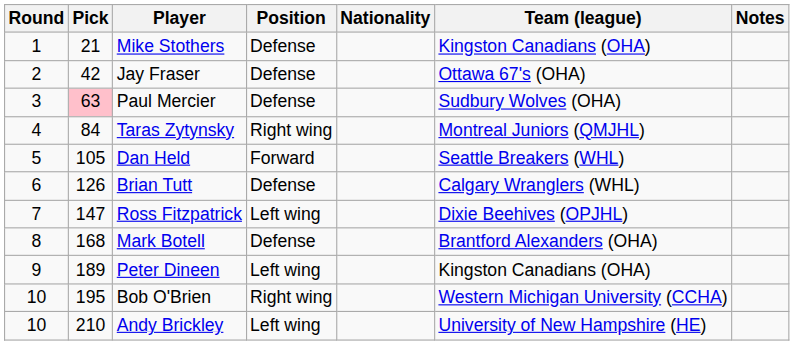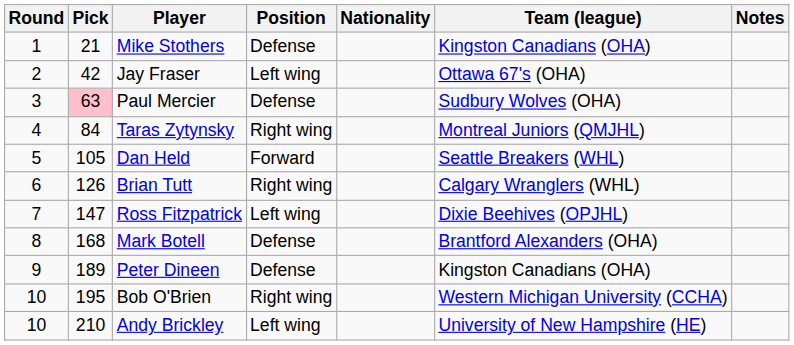(283, 74) Defense -> (285, 74) Left wing
(283, 185) Defense -> (291, 185) Right wing
(285, 269) Left wing -> (283, 269) Defense
